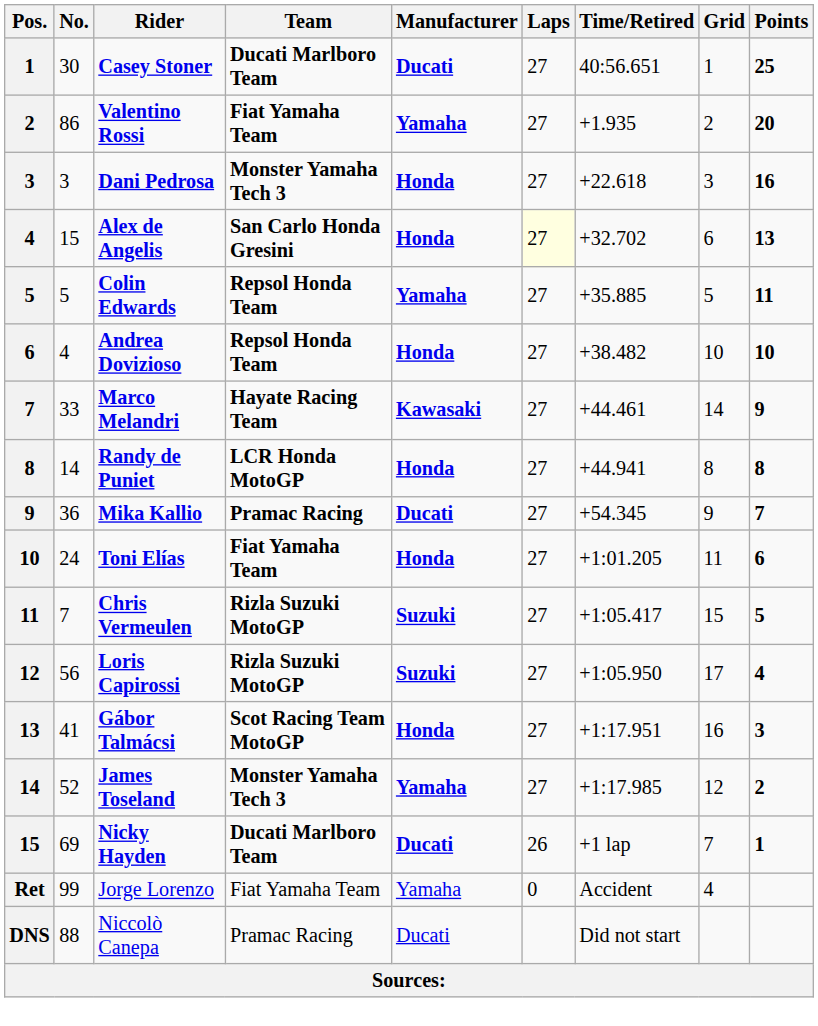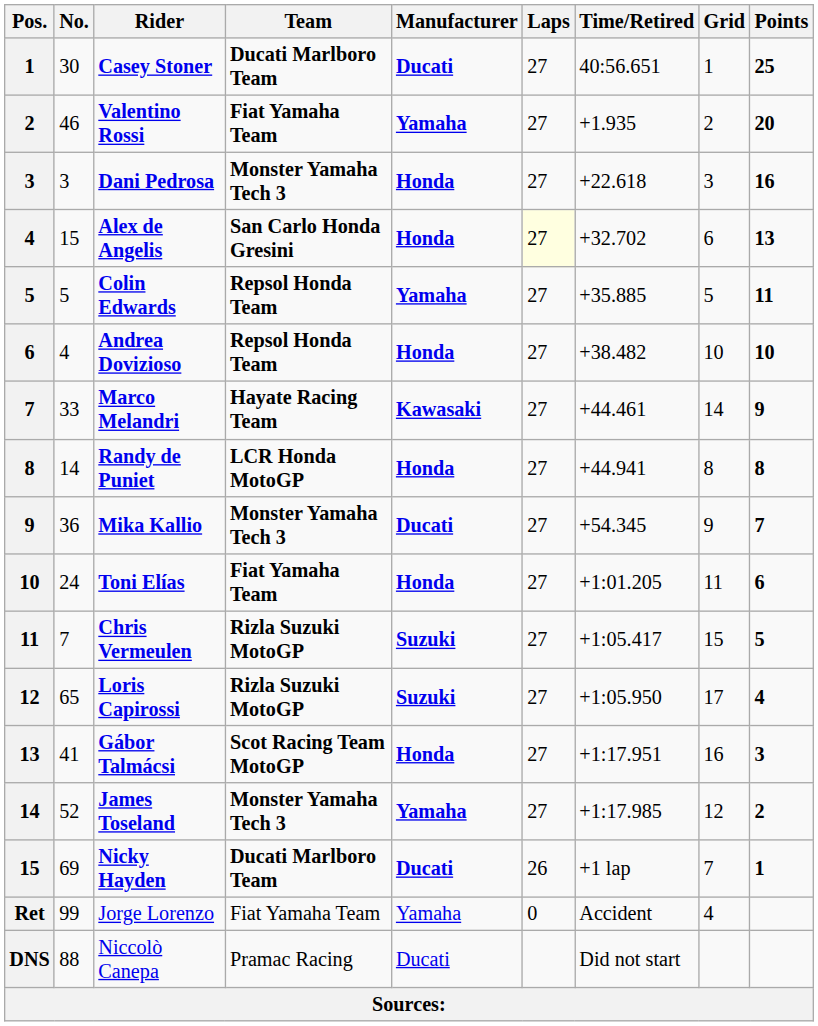(69, 123) 86 -> (69, 123) 46
(296, 512) Pramac Racing -> (304, 524) Monster Yamaha Tech 3
(69, 672) 56 -> (69, 696) 65
